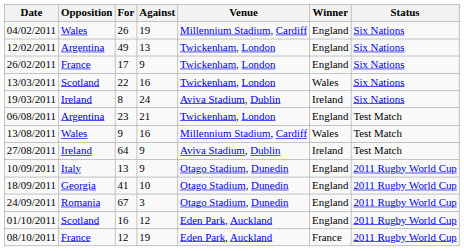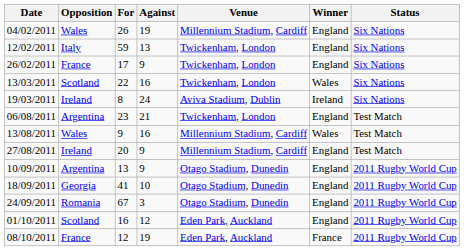(83, 47) Argentina -> (71, 47) Italy
(123, 47) 49 -> (123, 47) 59
(123, 151) 64 -> (123, 151) 20
(230, 151) Aviva Stadium, Dublin -> (244, 151) Millennium Stadium, Cardiff
(328, 151) Ireland -> (330, 151) England
(71, 168) Italy -> (83, 168) Argentina
